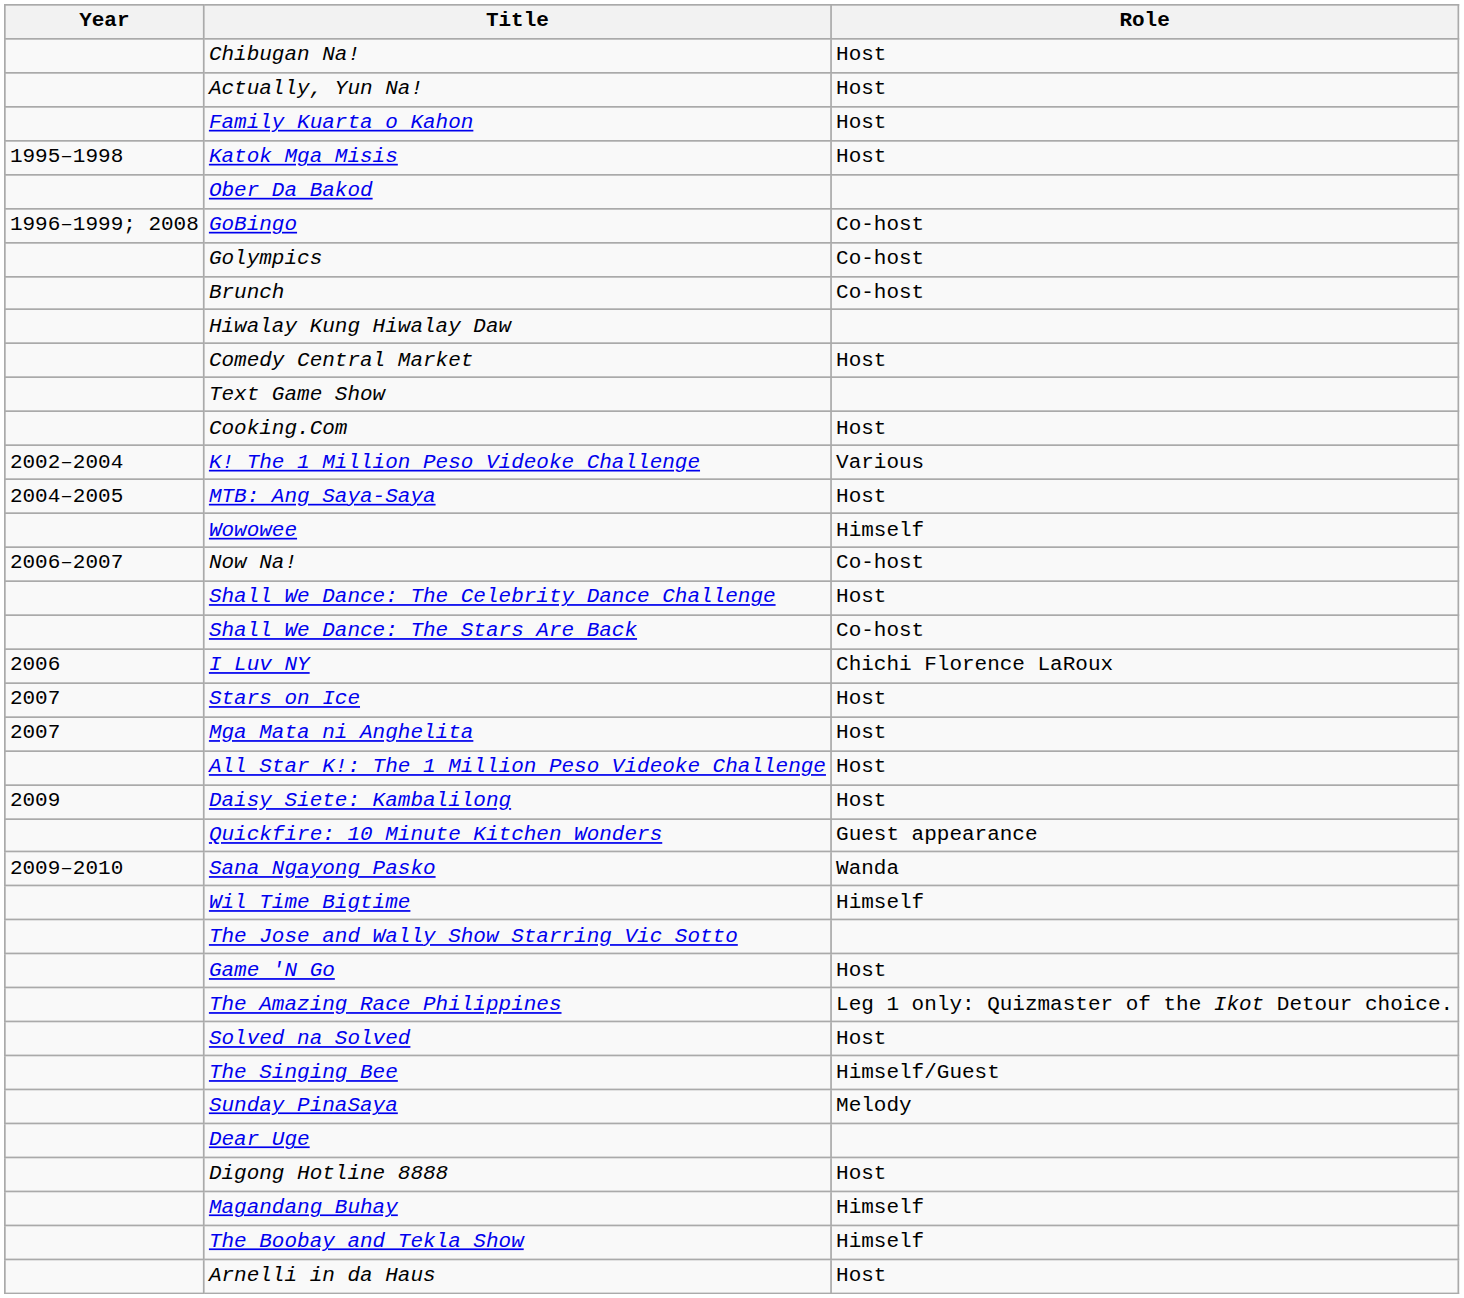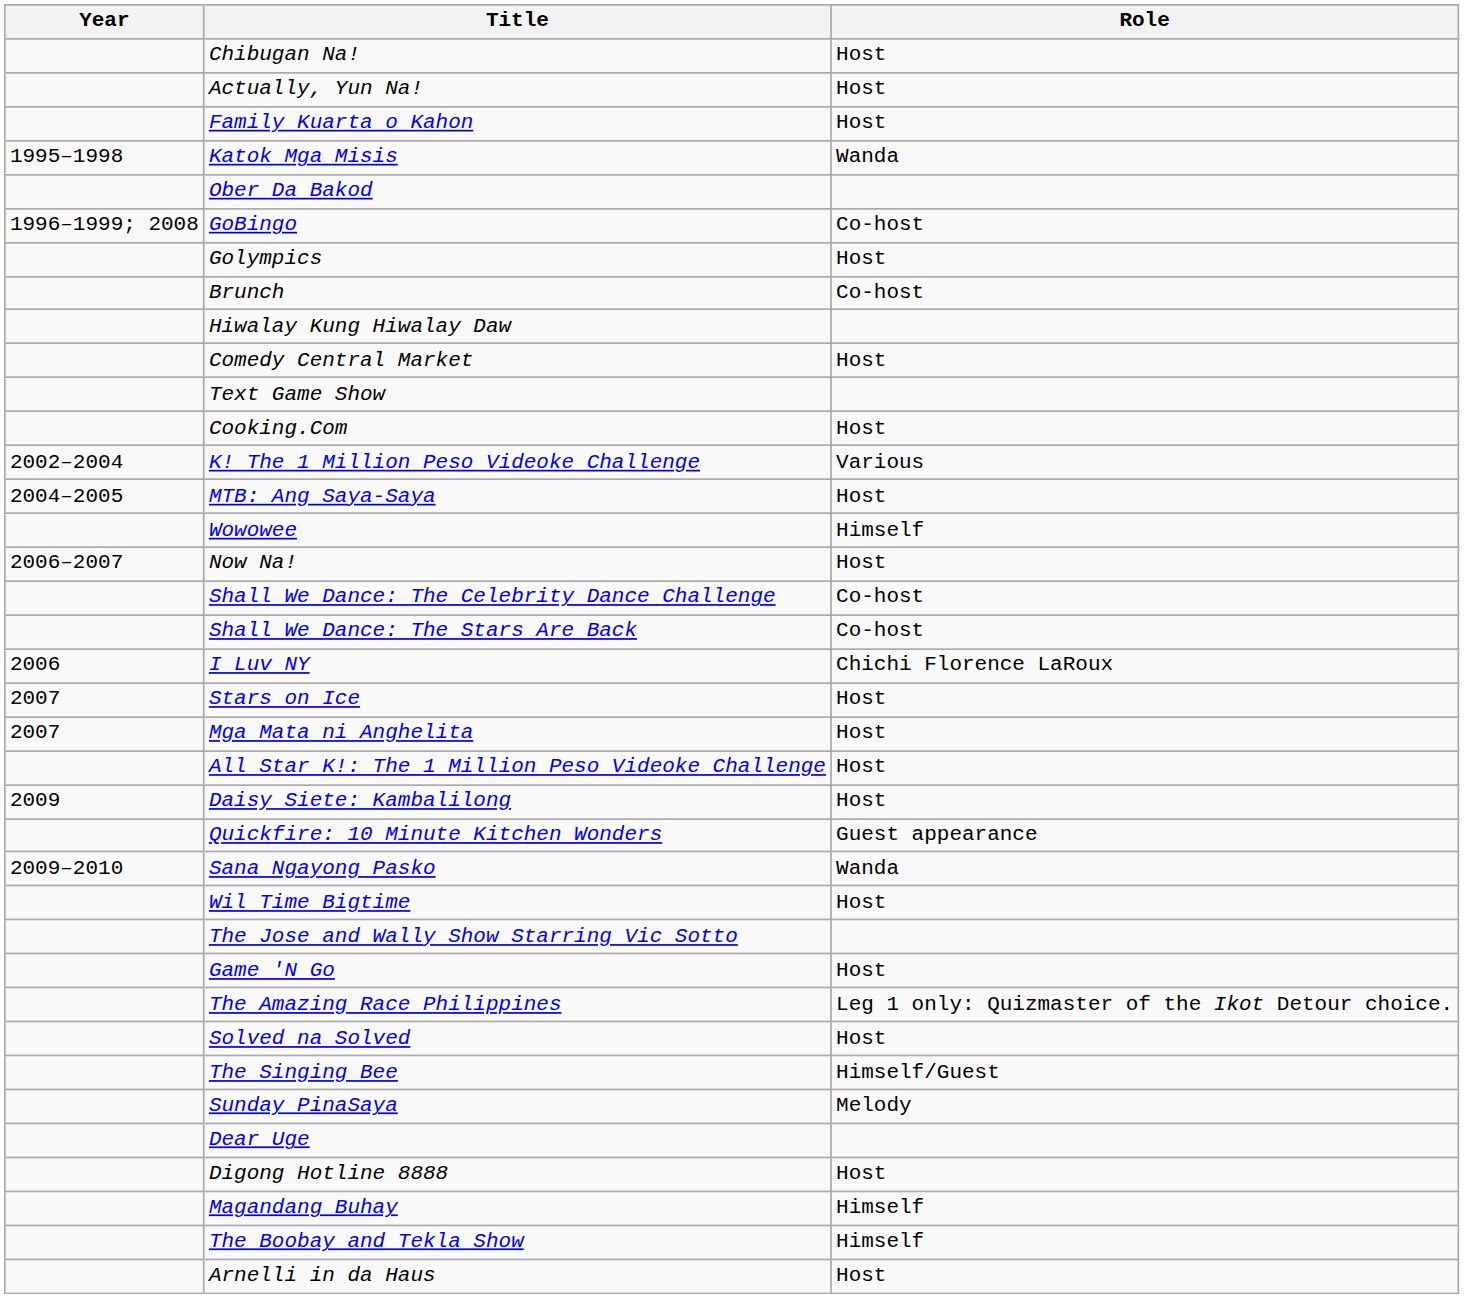(861, 158) Host -> (868, 158) Wanda
(880, 259) Co-host -> (861, 259) Host
(880, 564) Co-host -> (861, 564) Host
(861, 598) Host -> (880, 598) Co-host
(880, 903) Himself -> (861, 903) Host
